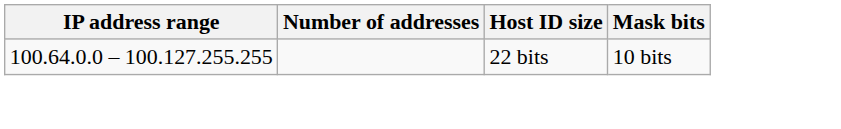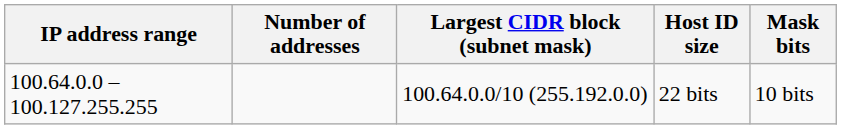+ column: (525, 34)
